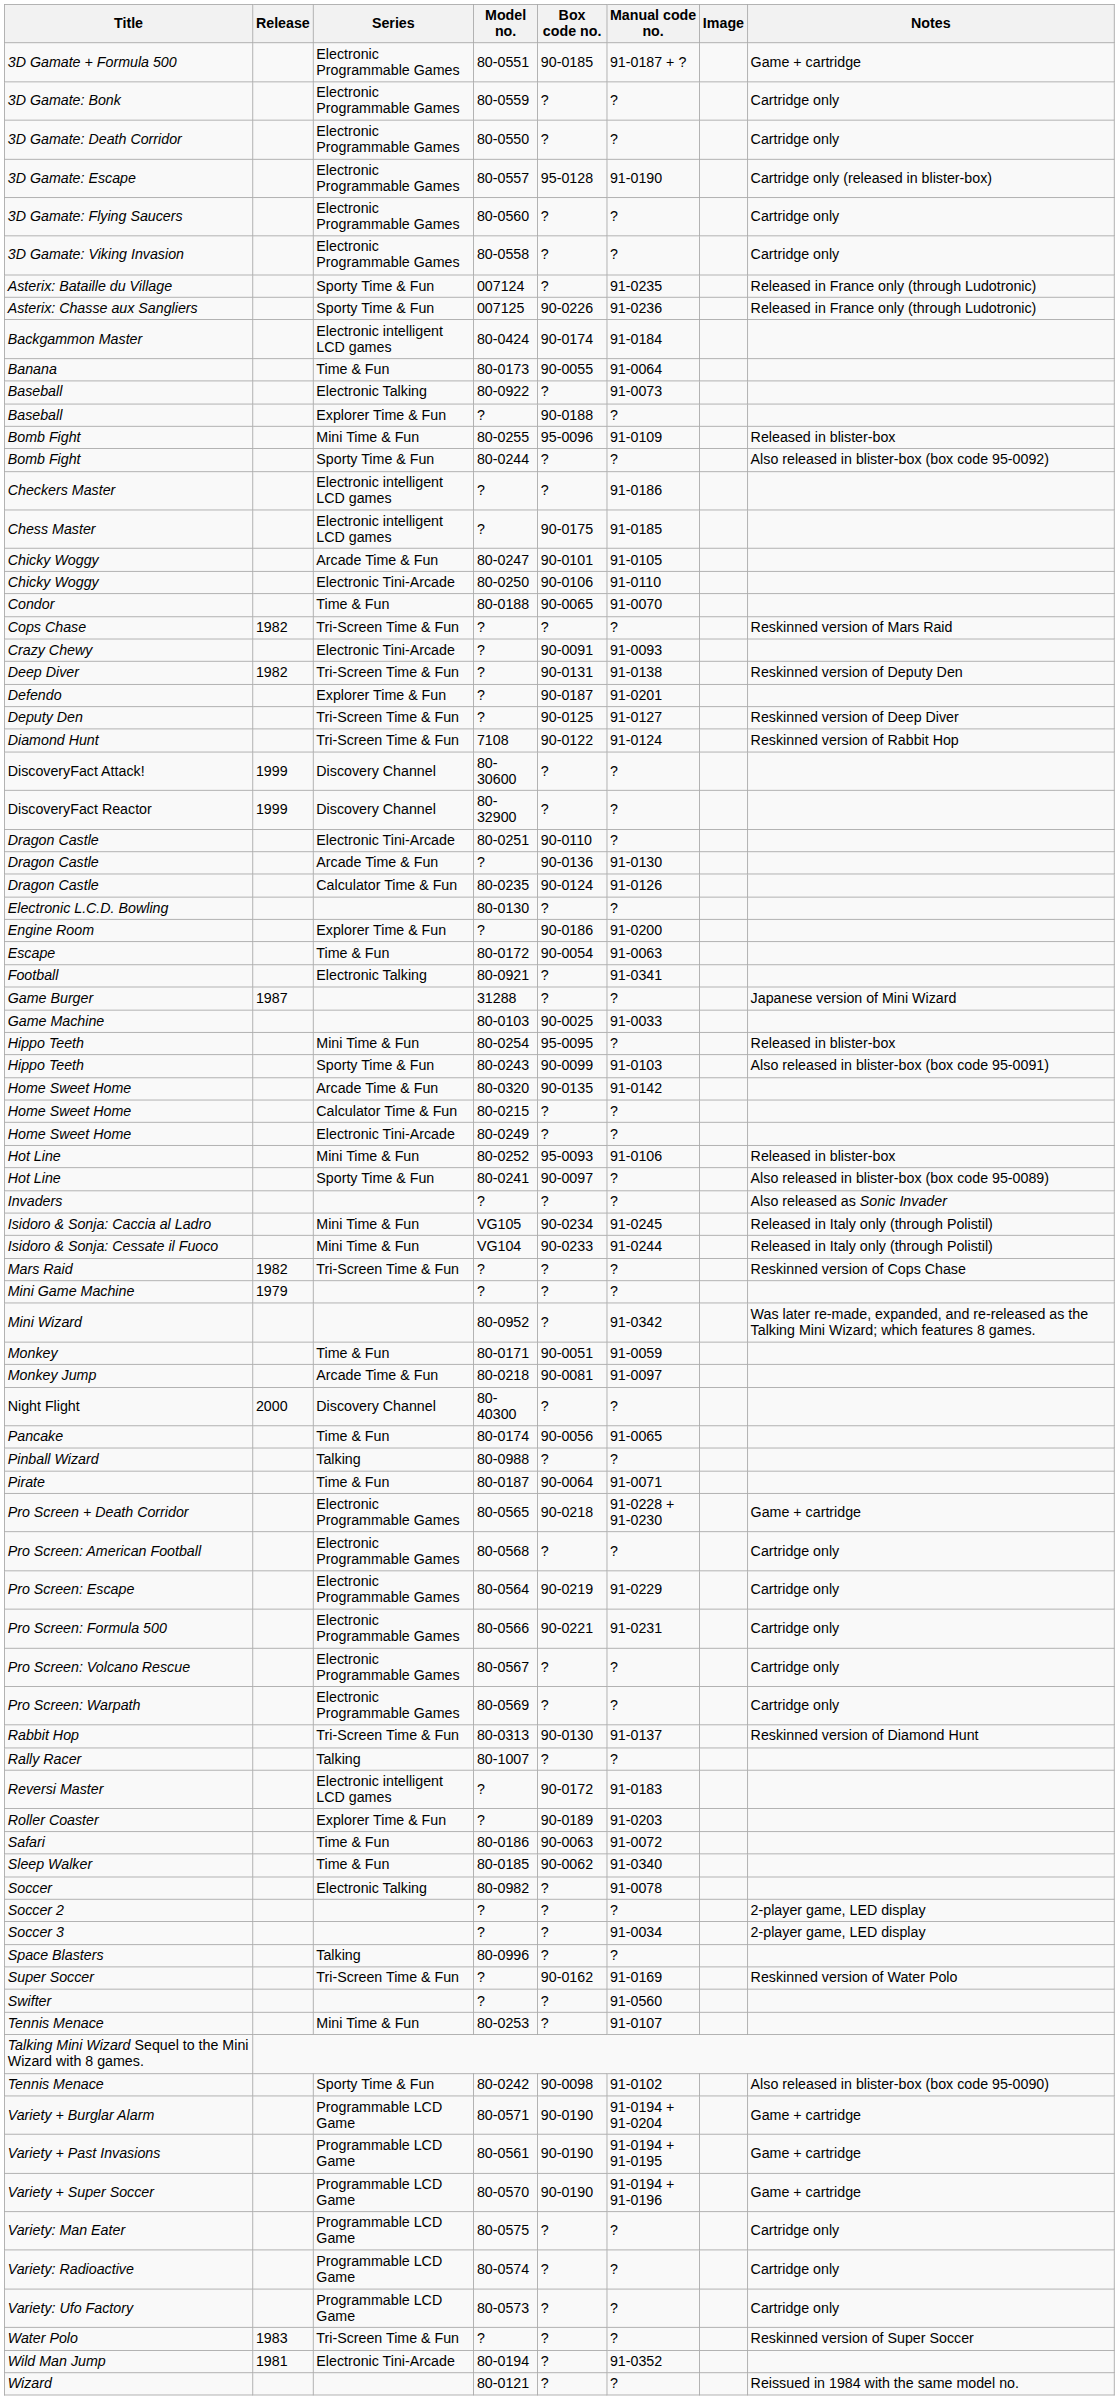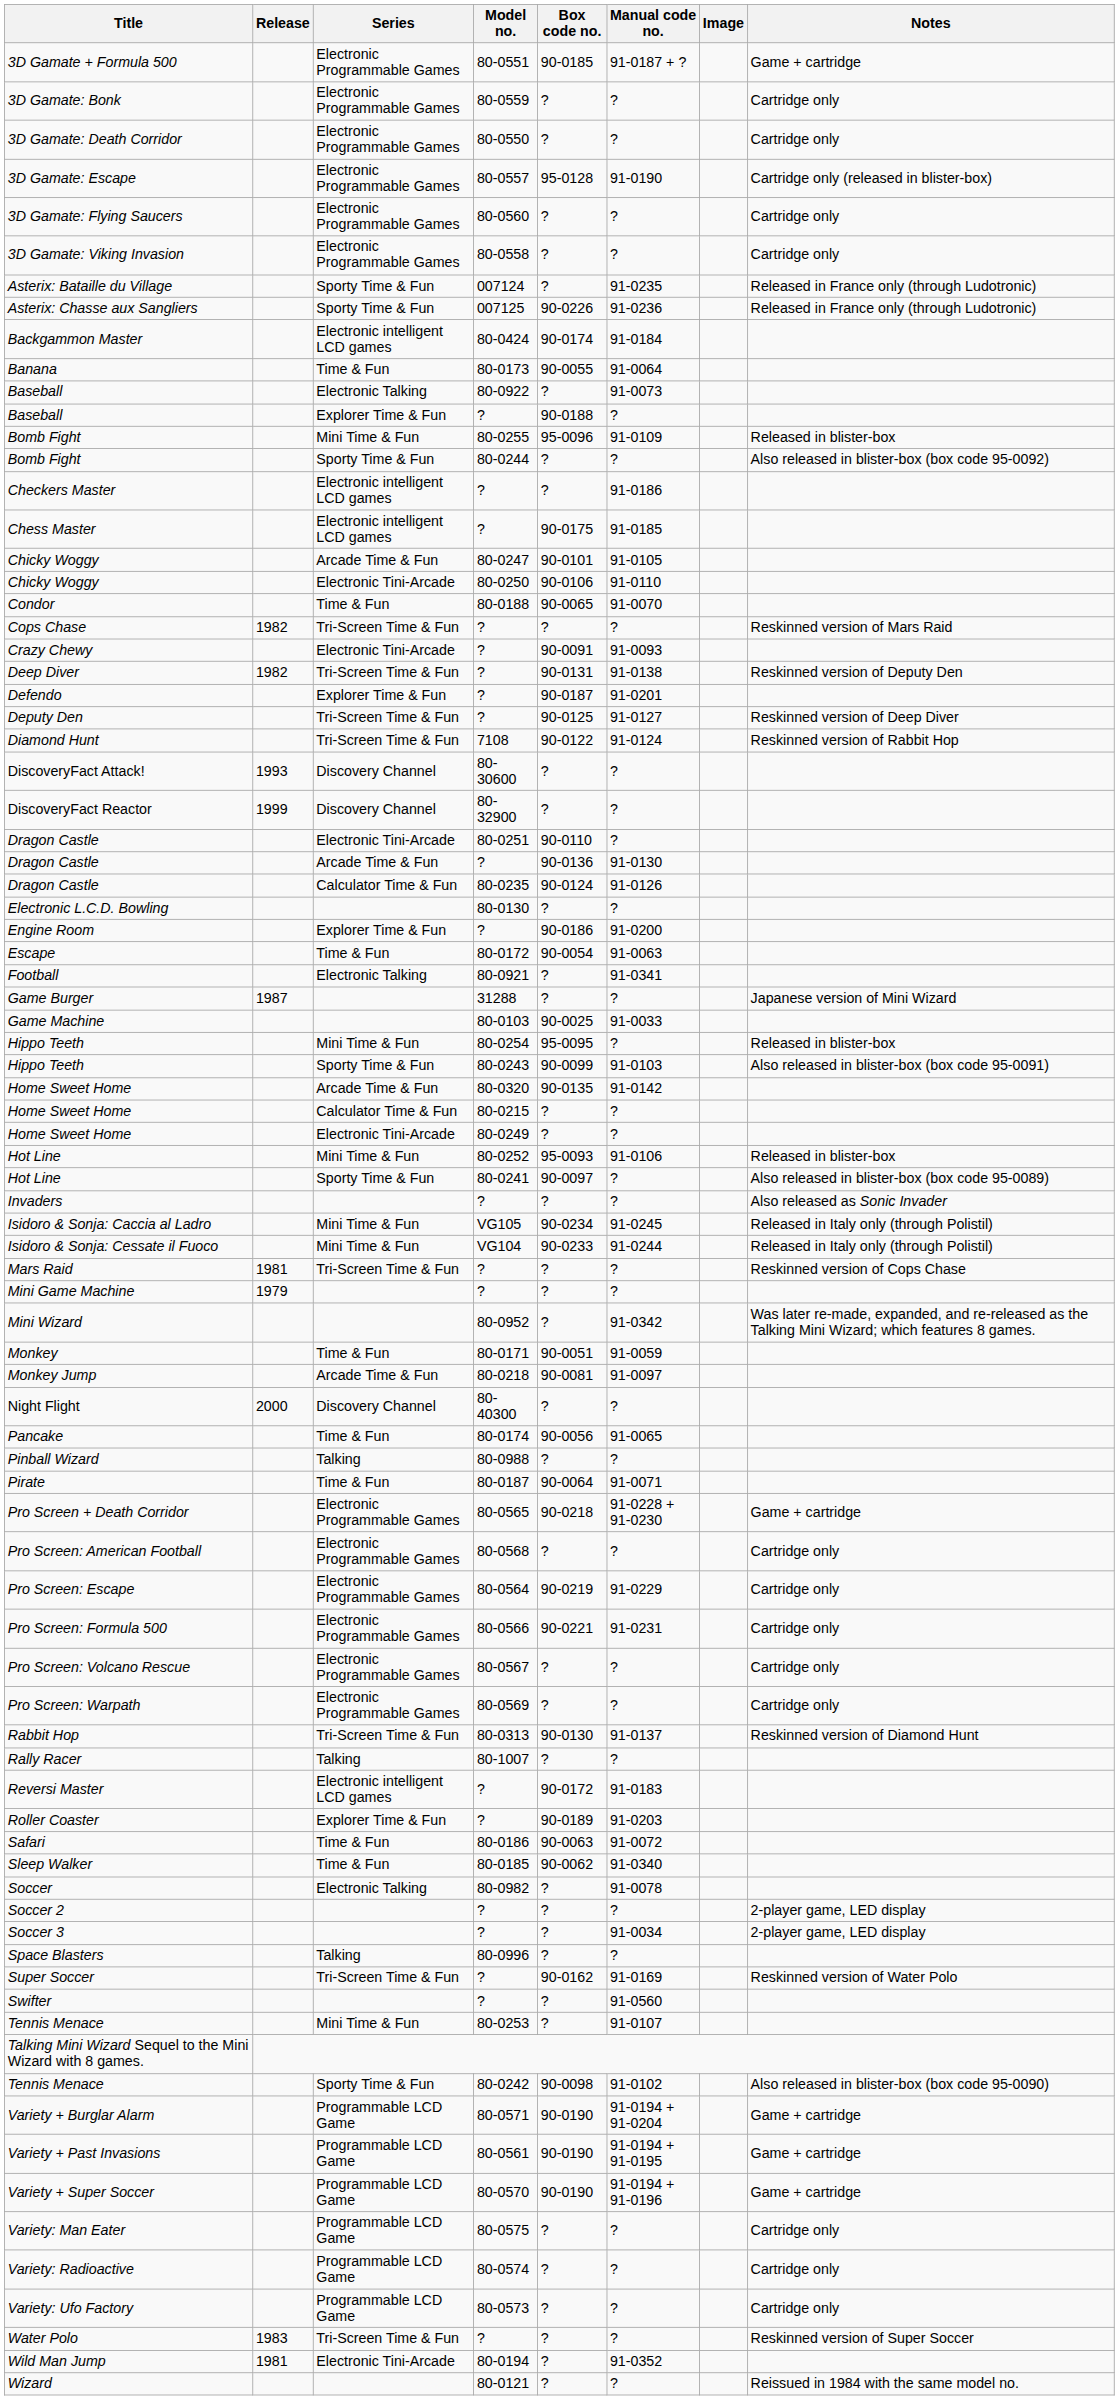(272, 771) 1999 -> (272, 771) 1993
(272, 1269) 1982 -> (272, 1269) 1981
